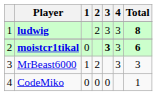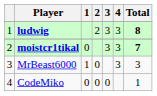(108, 47) bold -> (108, 47) normal
(138, 47) 6 -> (138, 47) 7
(97, 64) 2 -> (97, 64) 0
